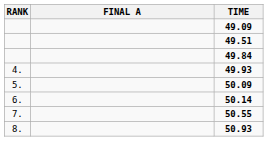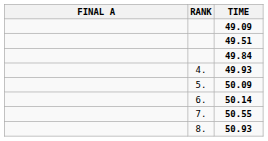columns swapped: (17, 12) <-> (122, 12)
